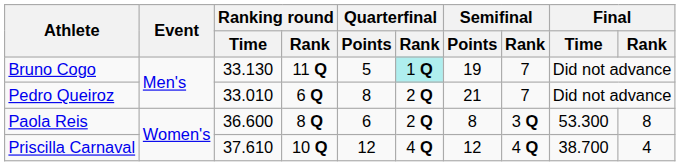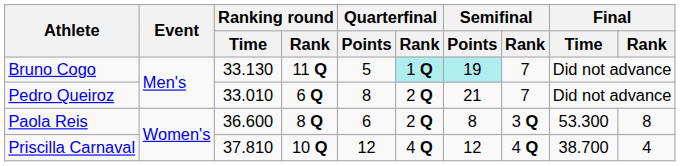(472, 70) no background -> (472, 70) paleturquoise background
(248, 148) 37.610 -> (248, 148) 37.810
